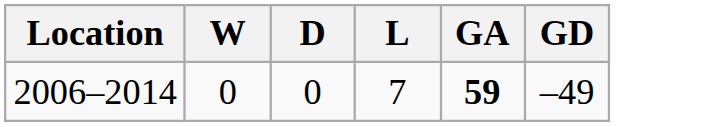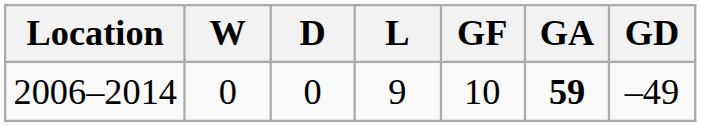+ column: (482, 33)
(397, 90) 7 -> (397, 90) 9
